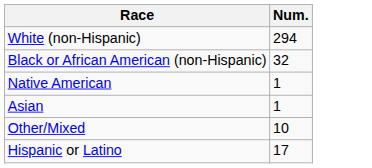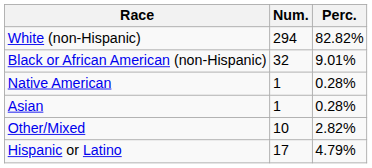+ column: (339, 15)
